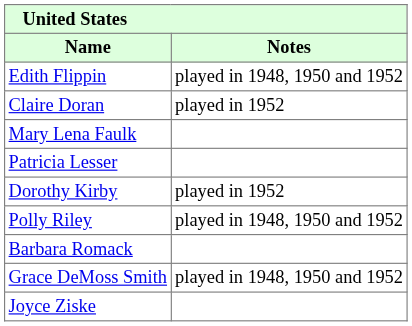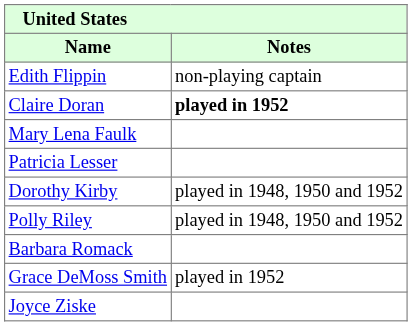(289, 76) played in 1948, 1950 and 1952 -> (248, 76) non-playing captain
(230, 105) normal -> (232, 105) bold
(230, 191) played in 1952 -> (289, 191) played in 1948, 1950 and 1952
(289, 277) played in 1948, 1950 and 1952 -> (230, 277) played in 1952
